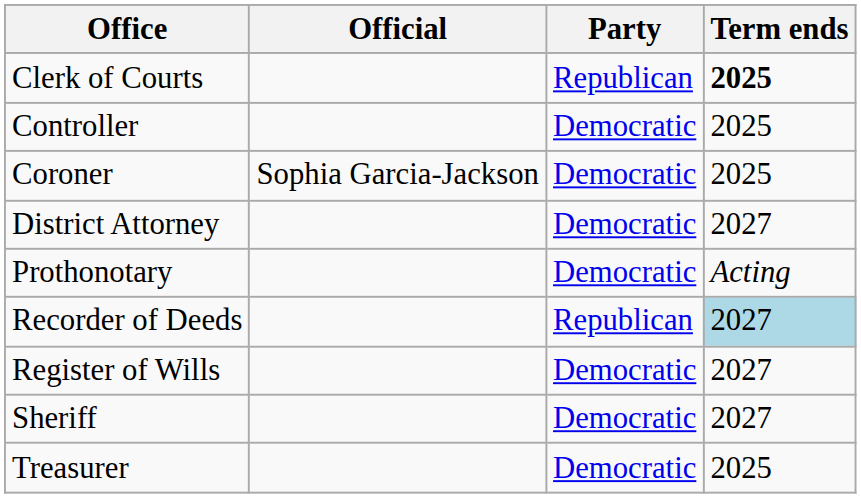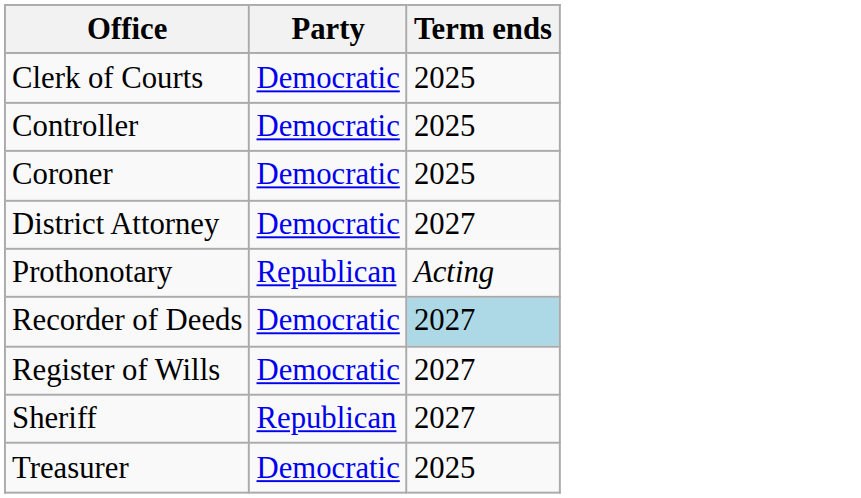- column: (398, 28)
(623, 77) Republican -> (328, 77) Democratic
(741, 77) bold -> (445, 77) normal
(625, 272) Democratic -> (326, 272) Republican
(623, 321) Republican -> (328, 321) Democratic
(625, 418) Democratic -> (326, 418) Republican
